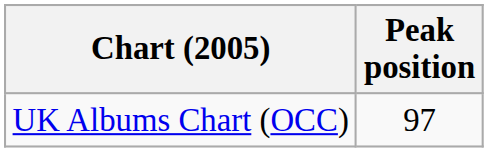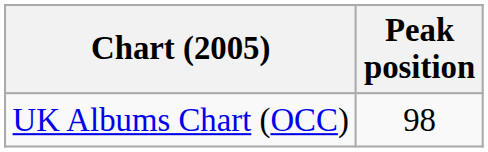(420, 119) 97 -> (420, 119) 98
